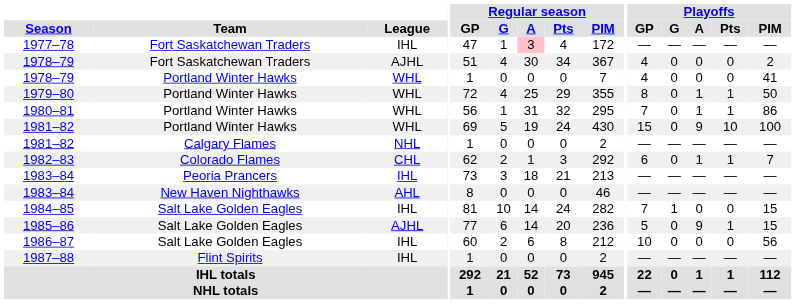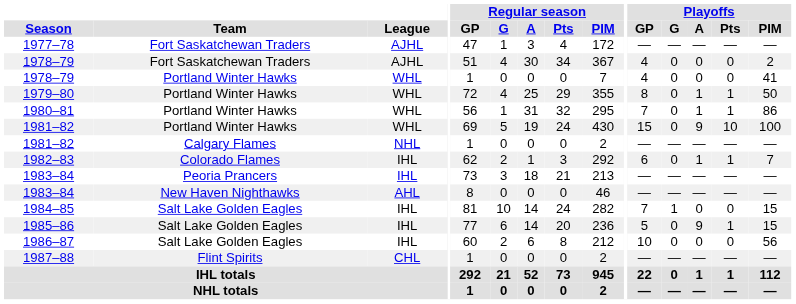(407, 45) IHL -> (407, 45) AJHL
(531, 45) pink background -> (531, 45) no background
(407, 159) CHL -> (407, 159) IHL
(407, 225) AJHL -> (407, 225) IHL
(407, 258) IHL -> (407, 258) CHL
